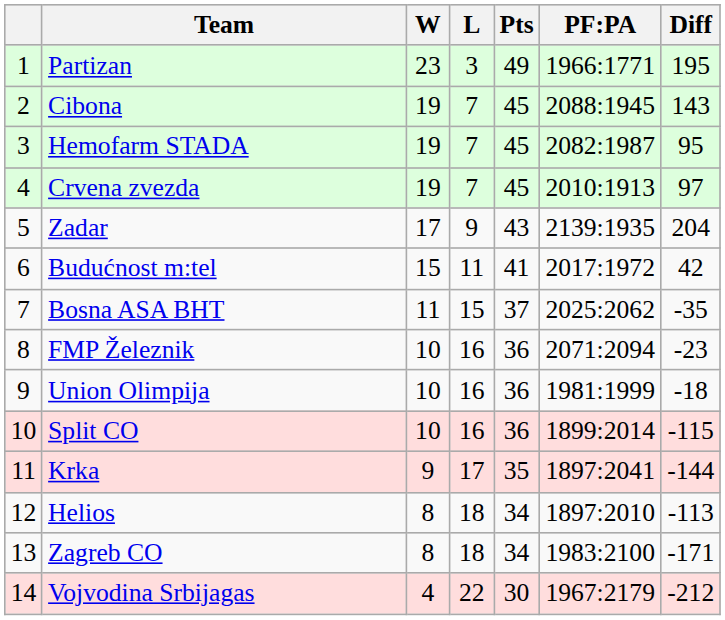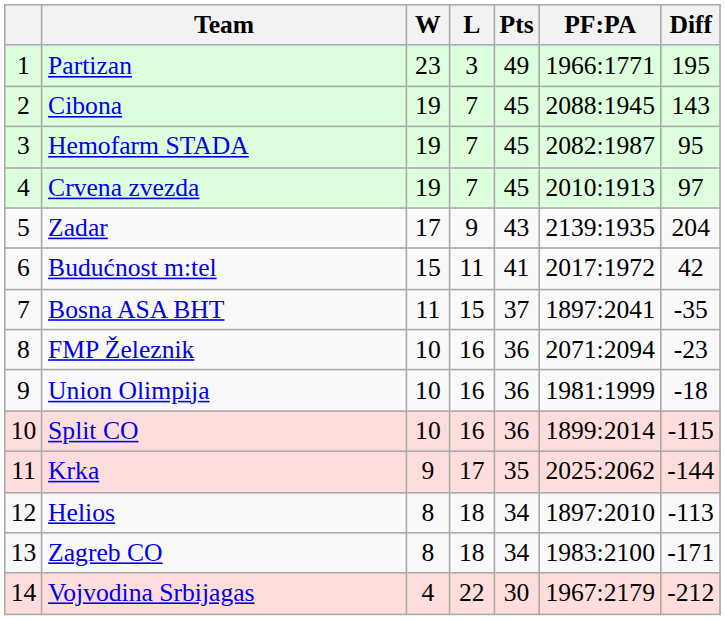(600, 308) 2025:2062 -> (600, 308) 1897:2041
(600, 471) 1897:2041 -> (600, 471) 2025:2062
